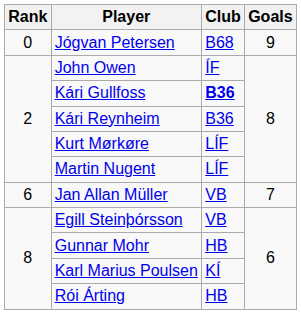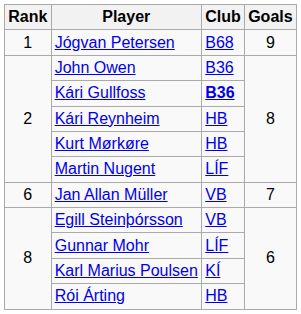(28, 42) 0 -> (28, 42) 1
(212, 67) ÍF -> (219, 67) B36
(219, 118) B36 -> (216, 118) HB
(217, 144) LÍF -> (216, 144) HB
(216, 245) HB -> (217, 245) LÍF
